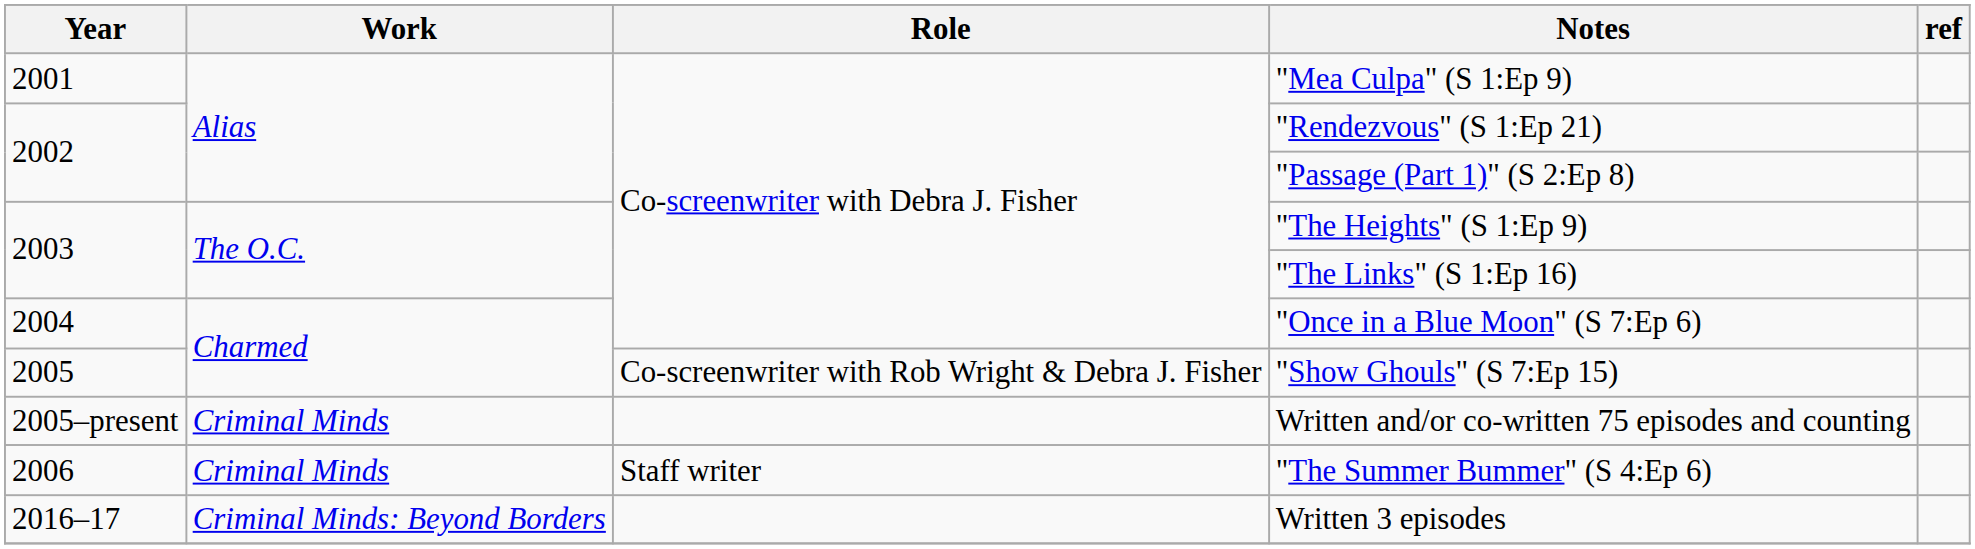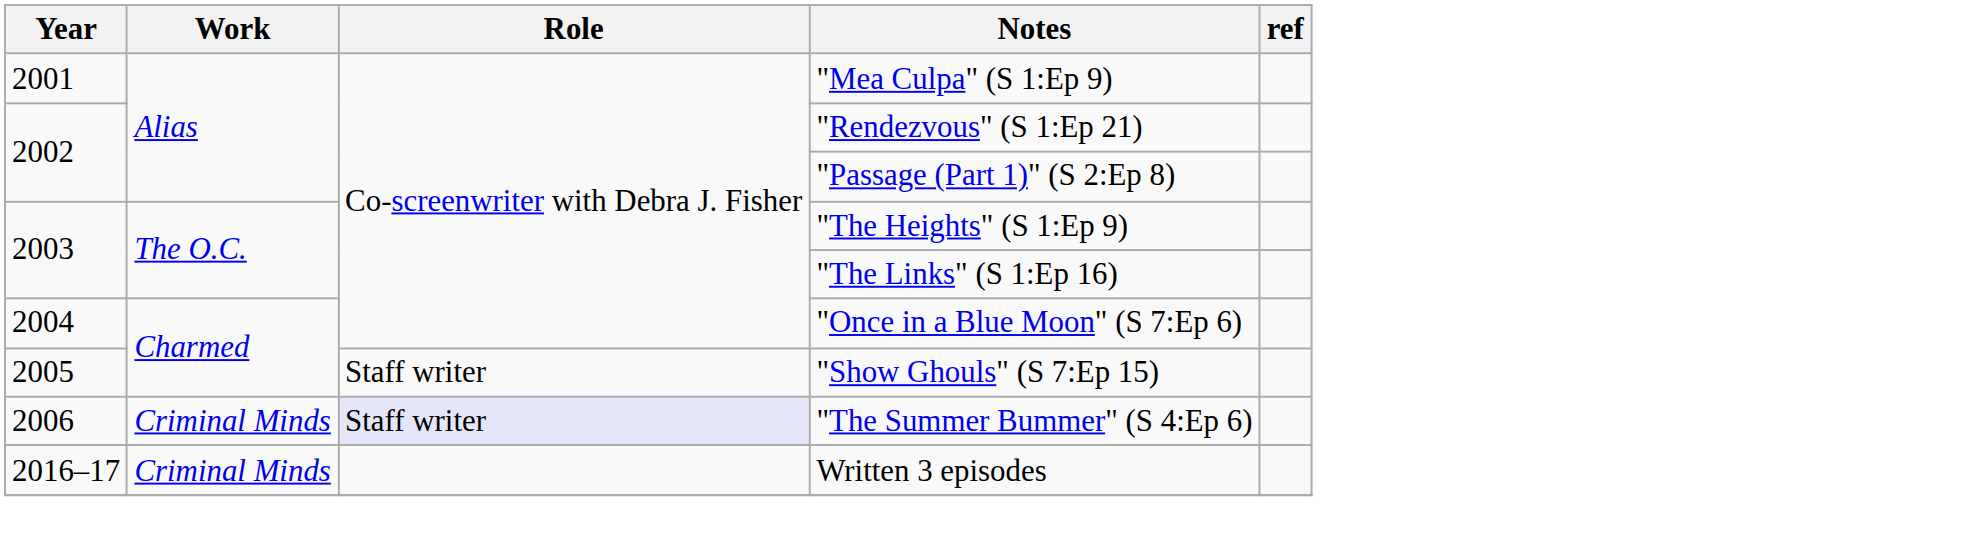(941, 371) Co-screenwriter with Rob Wright & Debra J. Fisher -> (416, 371) Staff writer
- row: (1593, 420)
(691, 469) no background -> (416, 420) lavender background
(399, 518) Criminal Minds: Beyond Borders -> (233, 469) Criminal Minds
